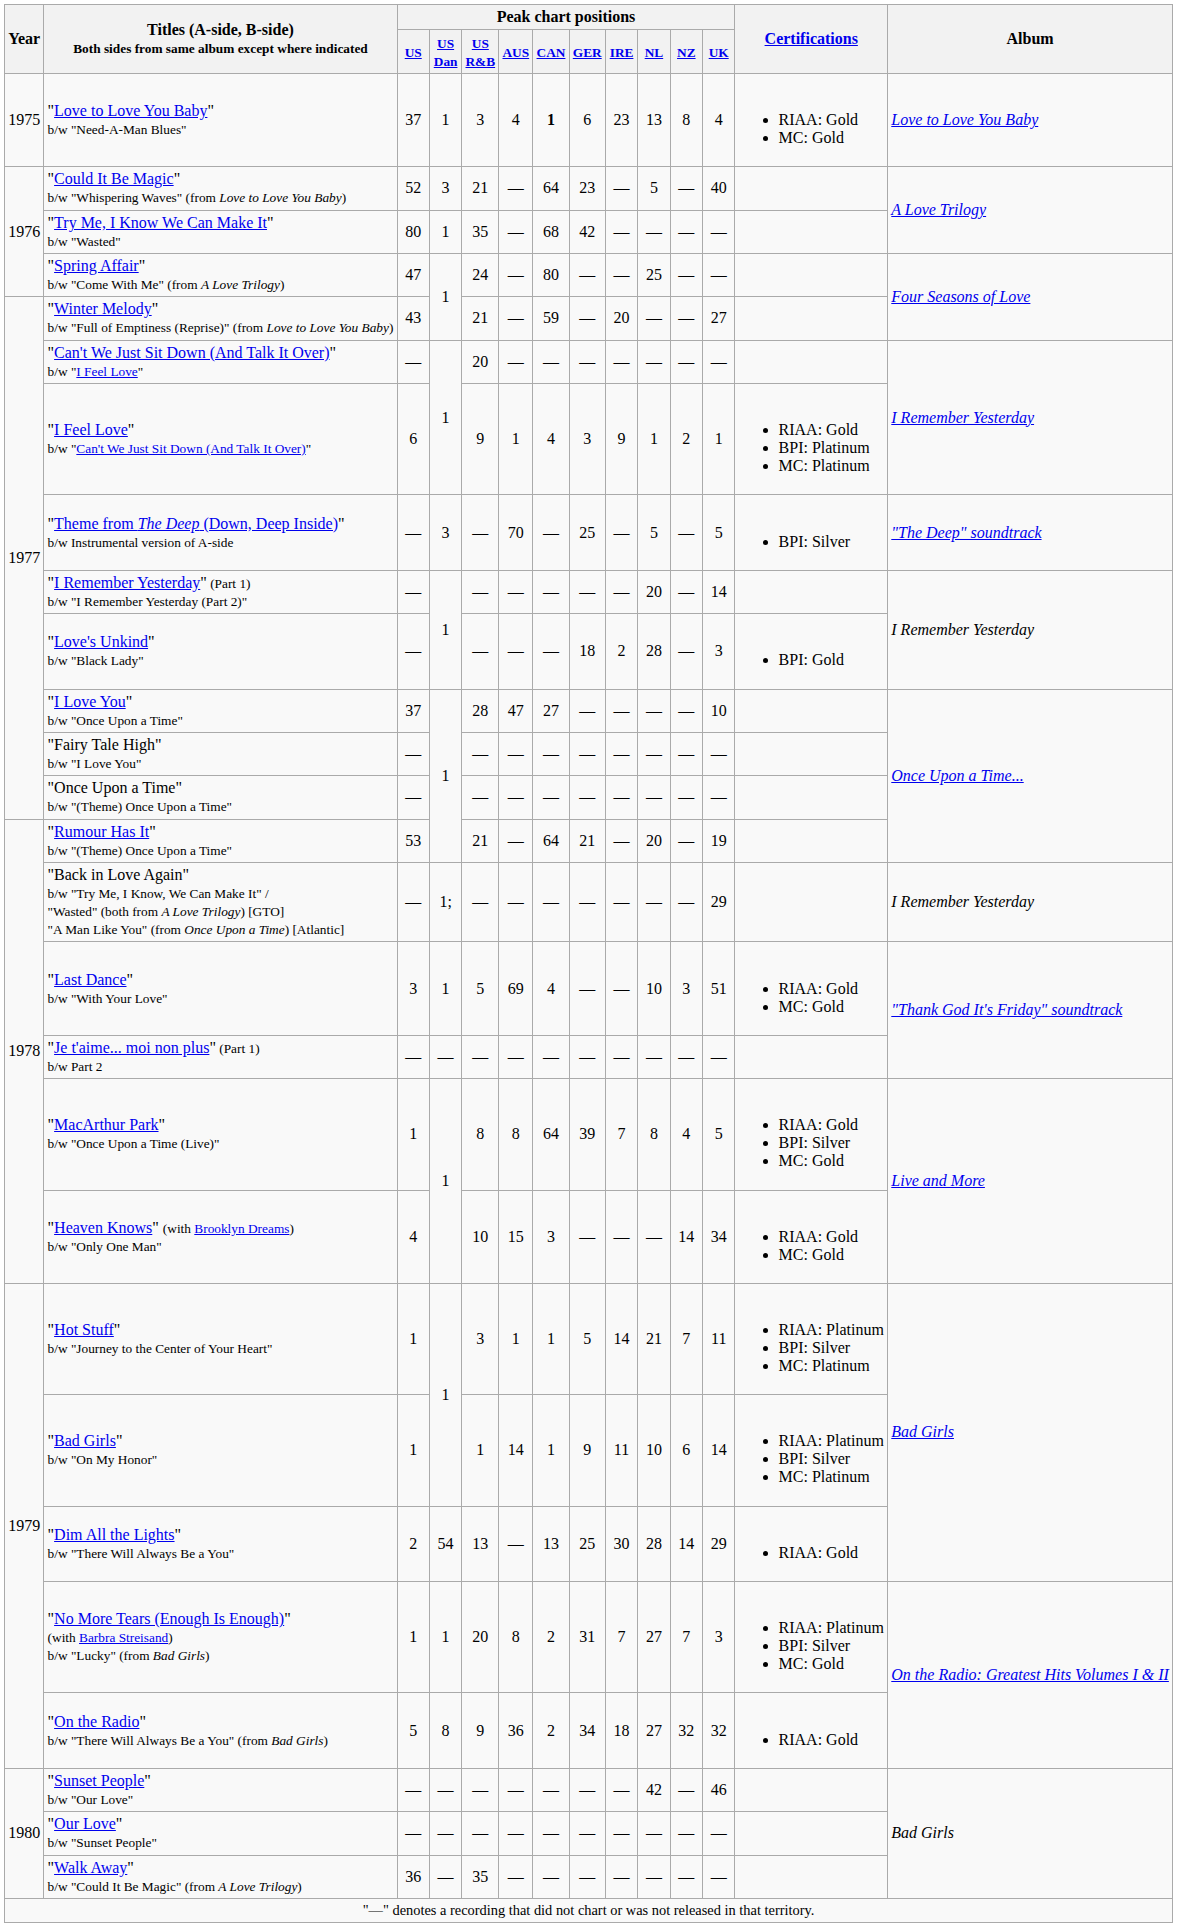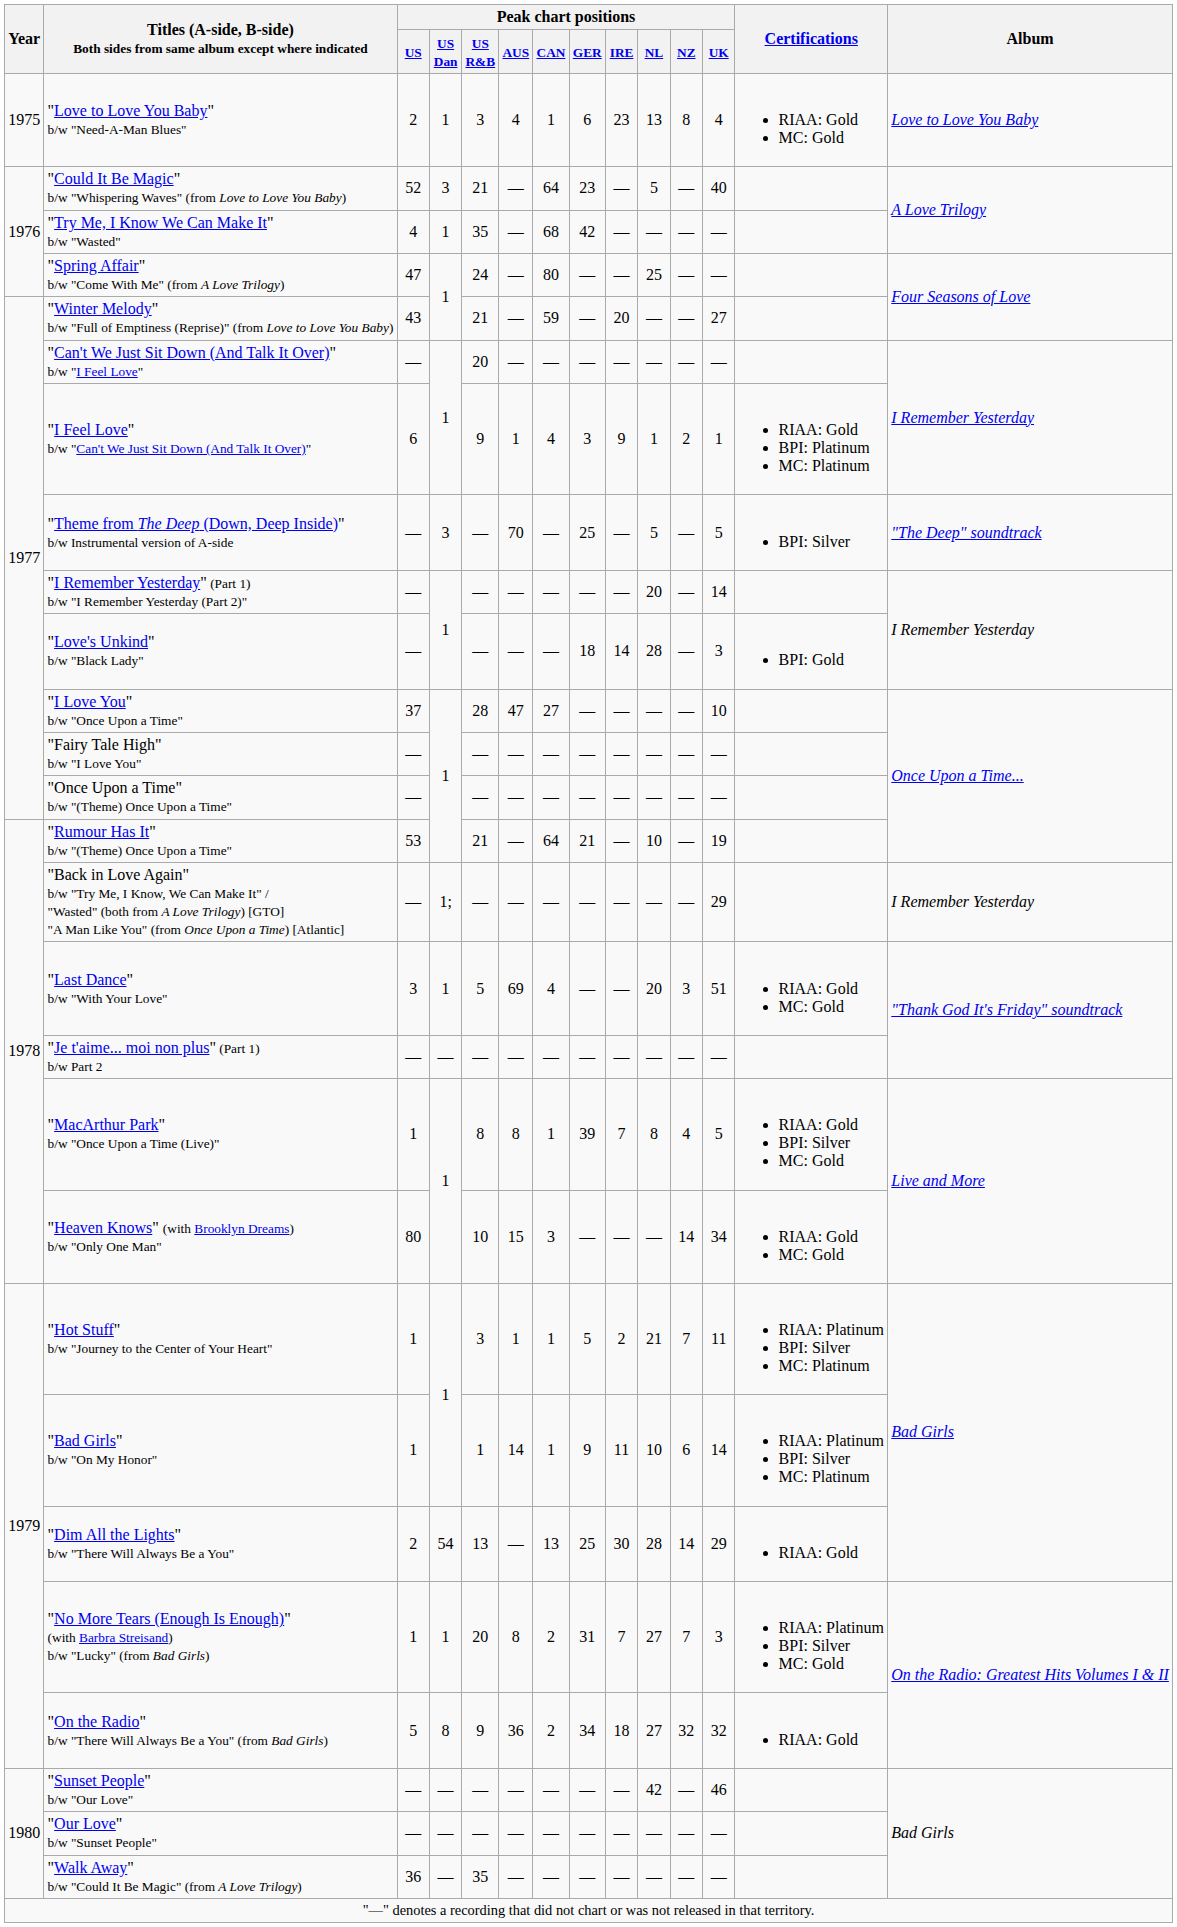(413, 119) 37 -> (413, 119) 2
(551, 119) bold -> (551, 119) normal
(413, 231) 80 -> (413, 231) 4
(622, 651) 2 -> (622, 651) 14
(654, 840) 20 -> (654, 840) 10
(654, 988) 10 -> (654, 988) 20
(551, 1134) 64 -> (551, 1134) 1
(413, 1236) 4 -> (413, 1236) 80
(622, 1339) 14 -> (622, 1339) 2
